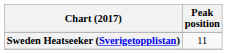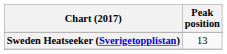(202, 40) 11 -> (202, 40) 13
